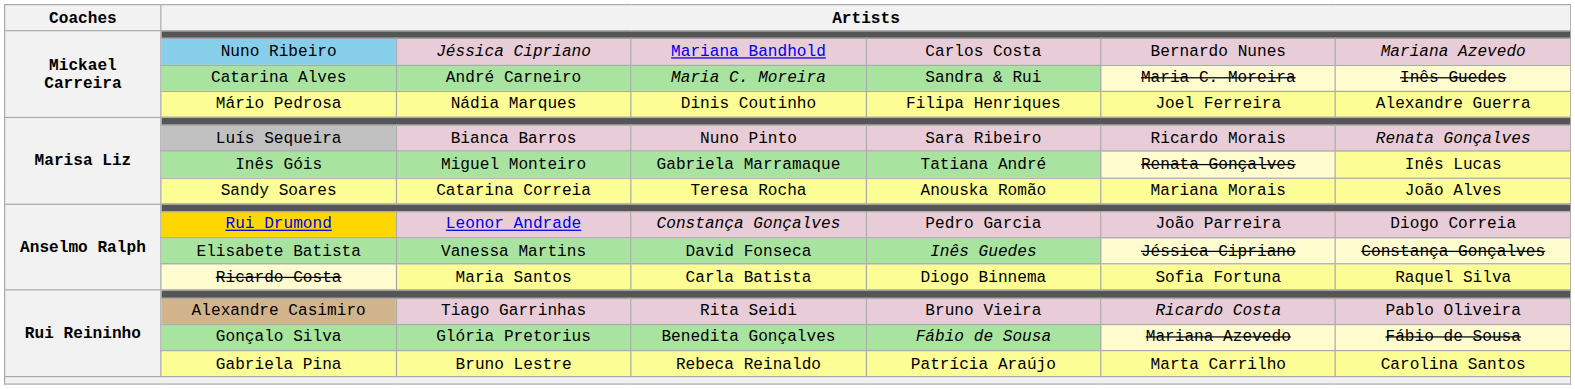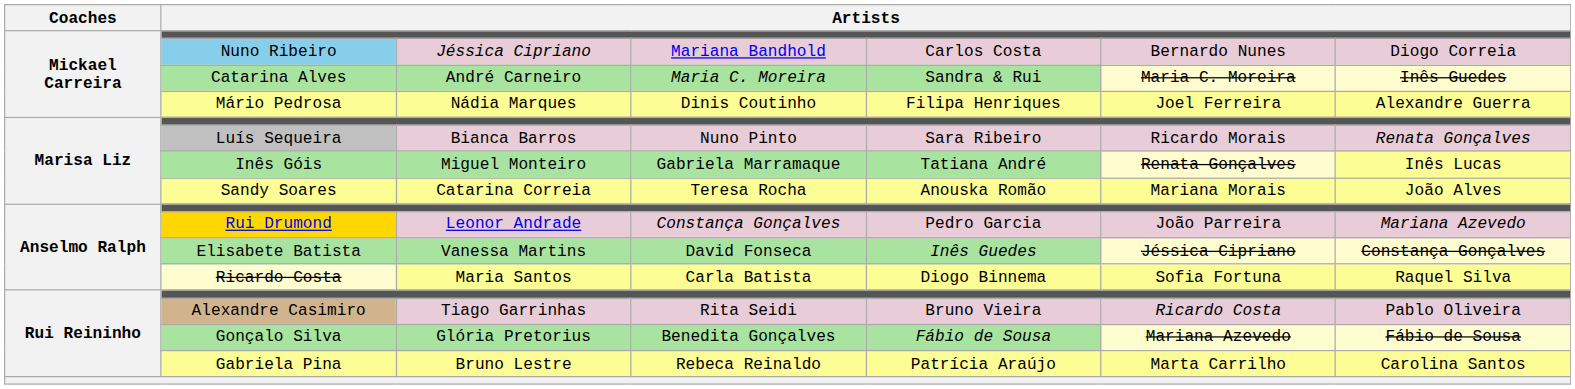(1453, 52) Mariana Azevedo -> (1453, 52) Diogo Correia
(1453, 225) Diogo Correia -> (1453, 225) Mariana Azevedo
